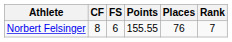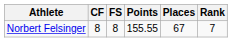(115, 29) 6 -> (115, 29) 8
(179, 29) 76 -> (179, 29) 67
